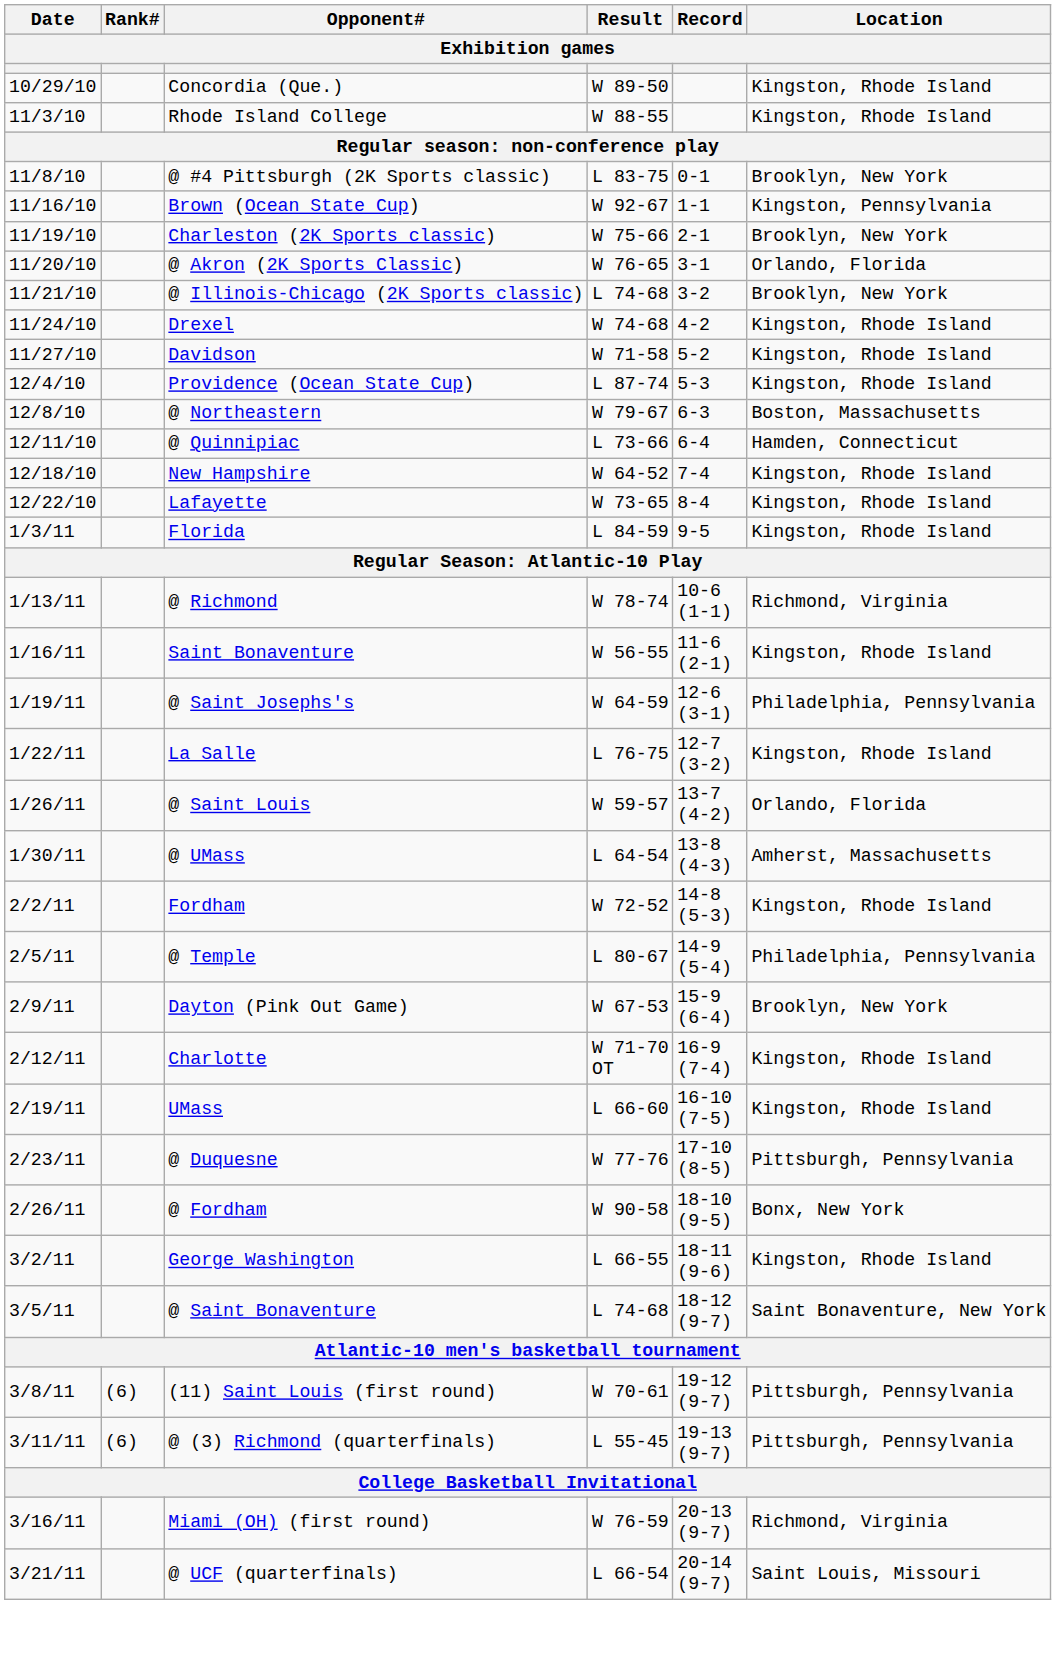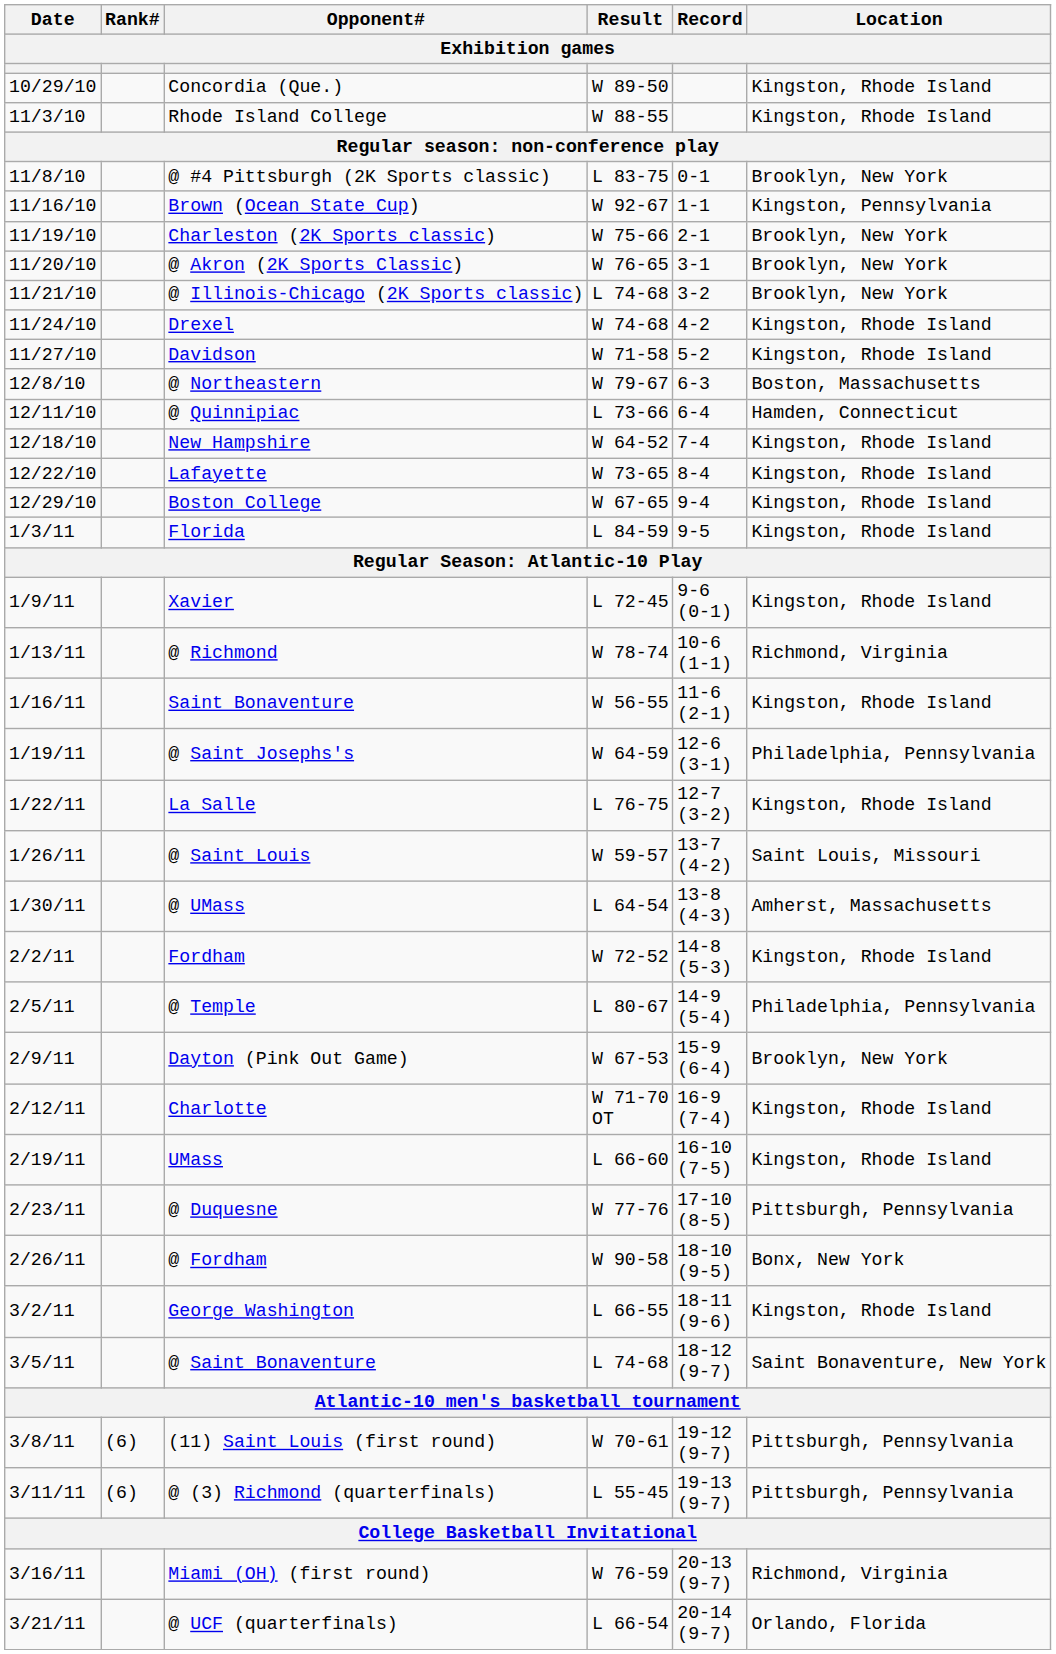(839, 265) Orlando, Florida -> (850, 265) Brooklyn, New York
- row: (321, 384)
+ row: (245, 503)
+ row: (201, 602)
(839, 805) Orlando, Florida -> (866, 856) Saint Louis, Missouri
(866, 1574) Saint Louis, Missouri -> (839, 1624) Orlando, Florida
